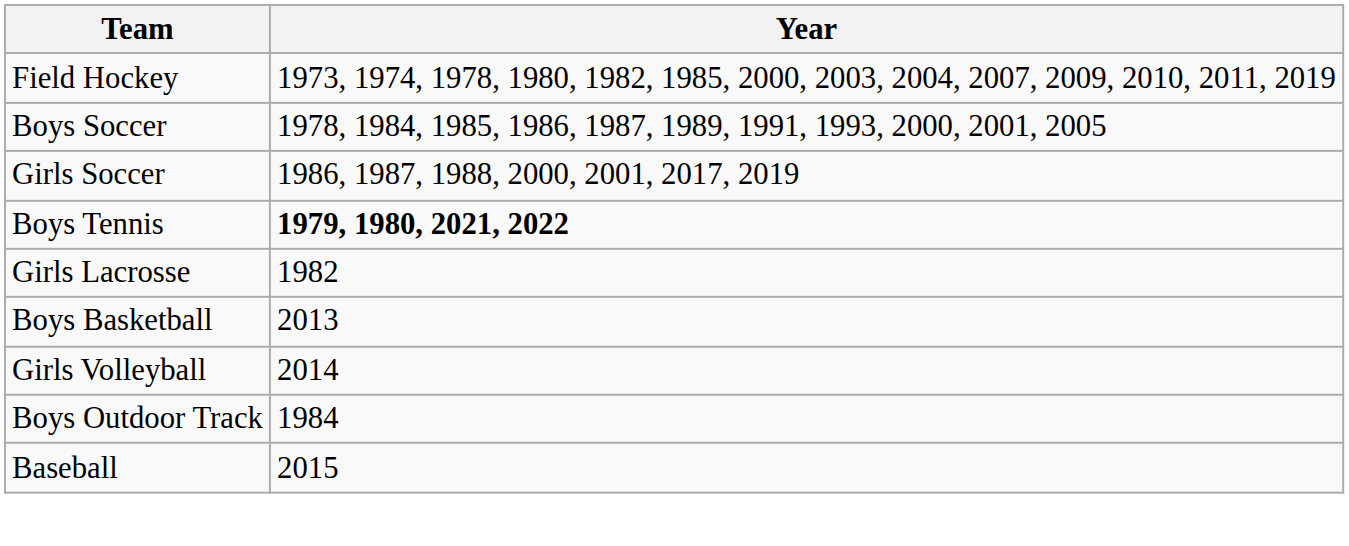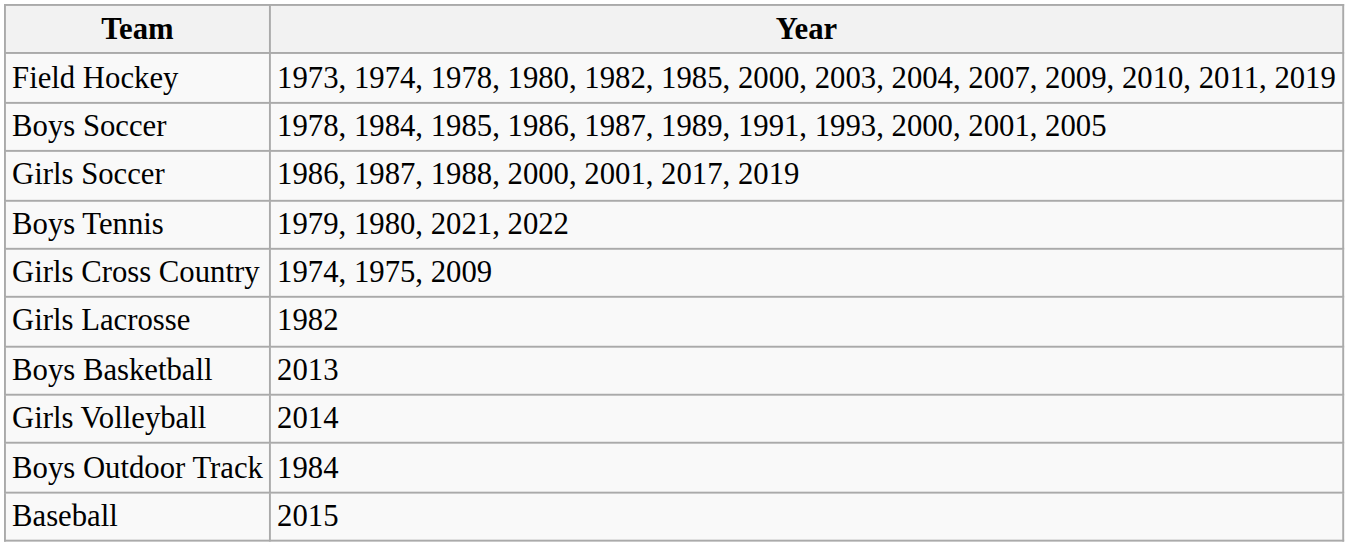(423, 223) bold -> (423, 223) normal
+ row: (136, 272)
